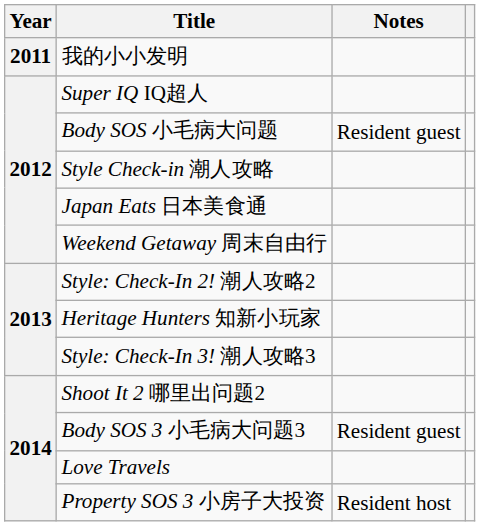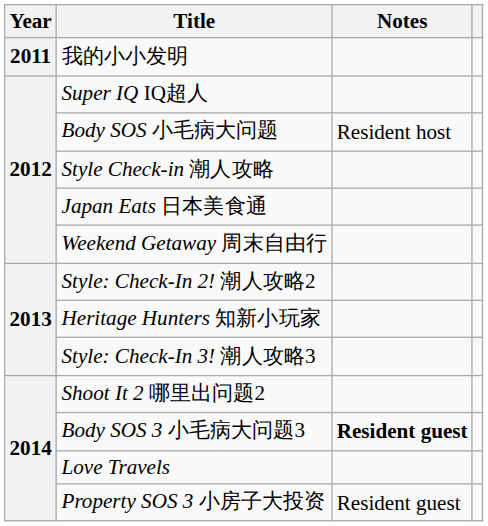(399, 131) Resident guest -> (394, 131) Resident host
(399, 431) normal -> (402, 431) bold
(394, 502) Resident host -> (399, 502) Resident guest
